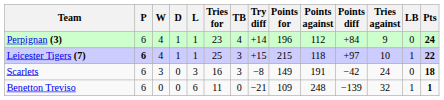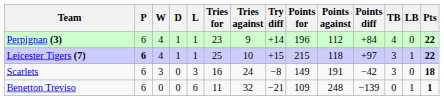columns swapped: (385, 18) <-> (239, 18)
(430, 39) 24 -> (430, 39) 22
